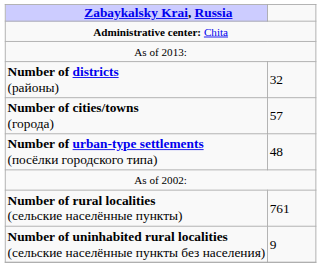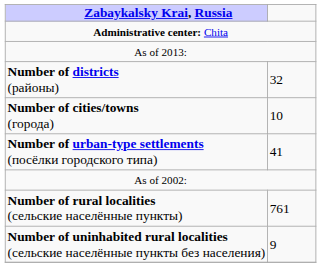(276, 115) 57 -> (276, 115) 10
(276, 151) 48 -> (276, 151) 41
